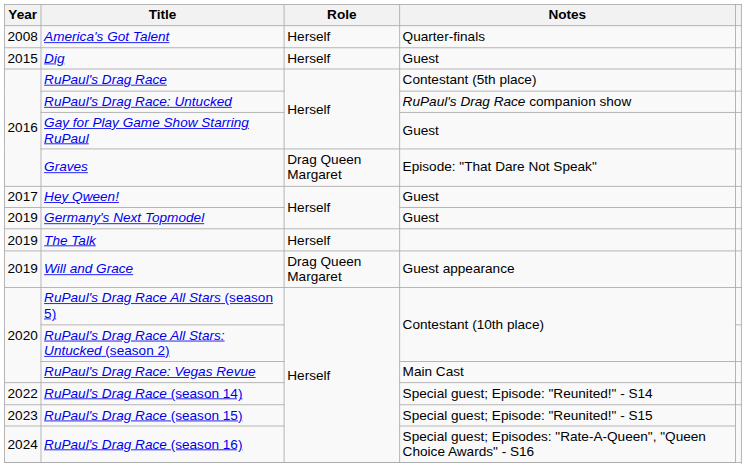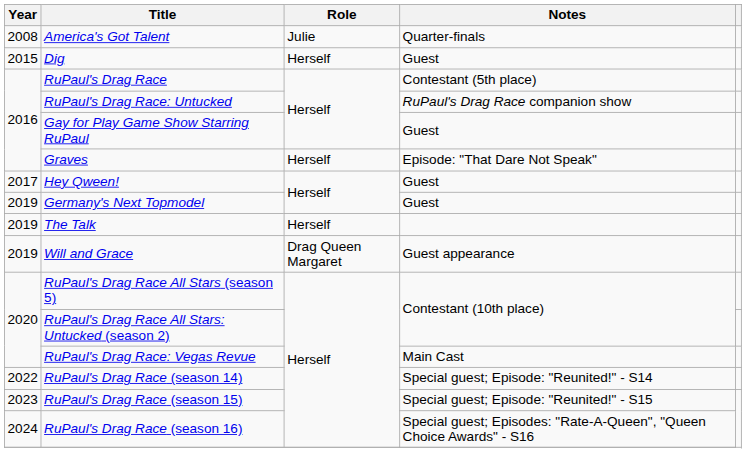(309, 36) Herself -> (301, 36) Julie
(324, 167) Drag Queen Margaret -> (309, 159) Herself
